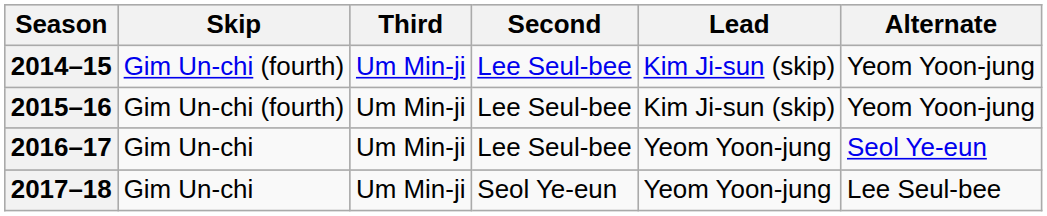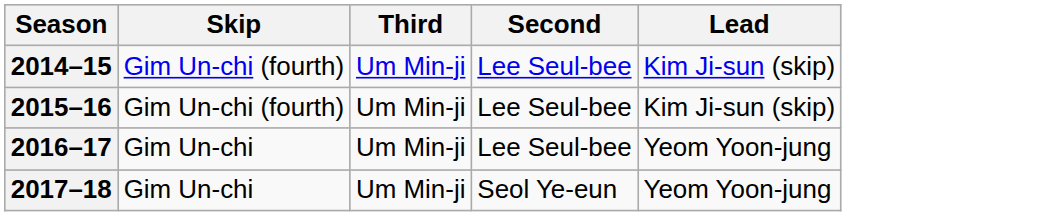- column: (941, 25)
